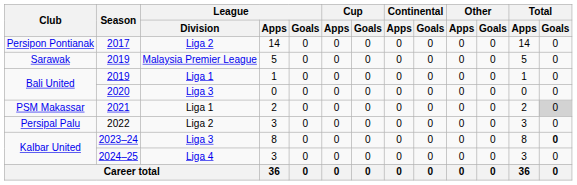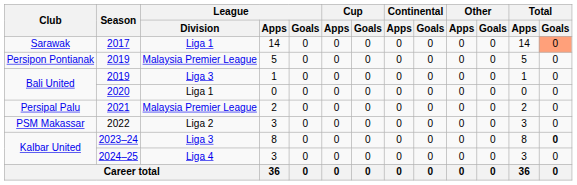(50, 44) Persipon Pontianak -> (50, 44) Sarawak
(200, 44) Liga 2 -> (200, 44) Liga 1
(555, 44) no background -> (555, 44) lightsalmon background
(50, 60) Sarawak -> (50, 60) Persipon Pontianak
(200, 76) Liga 1 -> (200, 76) Liga 3
(200, 92) Liga 3 -> (200, 92) Liga 1
(50, 108) PSM Makassar -> (50, 108) Persipal Palu
(200, 108) Liga 1 -> (200, 108) Malaysia Premier League
(555, 108) lightgrey background -> (555, 108) no background
(50, 124) Persipal Palu -> (50, 124) PSM Makassar
